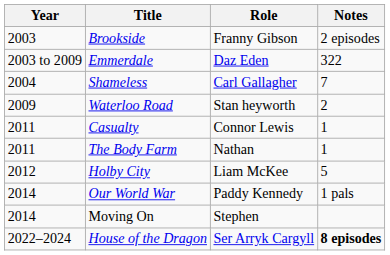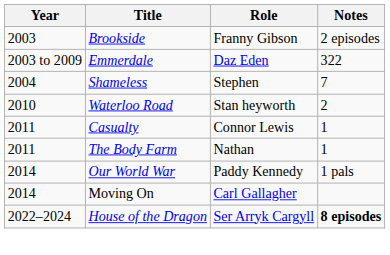(255, 82) Carl Gallagher -> (236, 82) Stephen
(22, 104) 2009 -> (22, 104) 2010
- row: (119, 171)
(236, 216) Stephen -> (255, 194) Carl Gallagher
